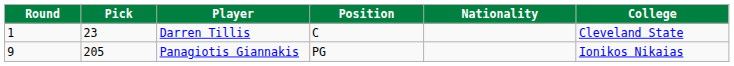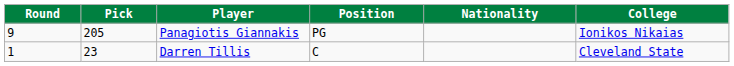rows swapped: (205, 33) <-> (229, 52)
